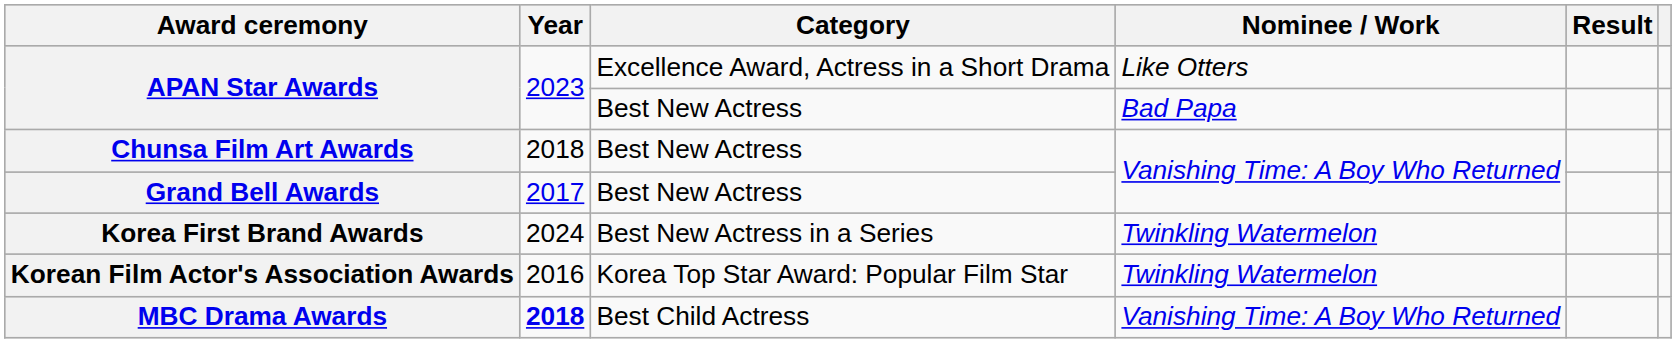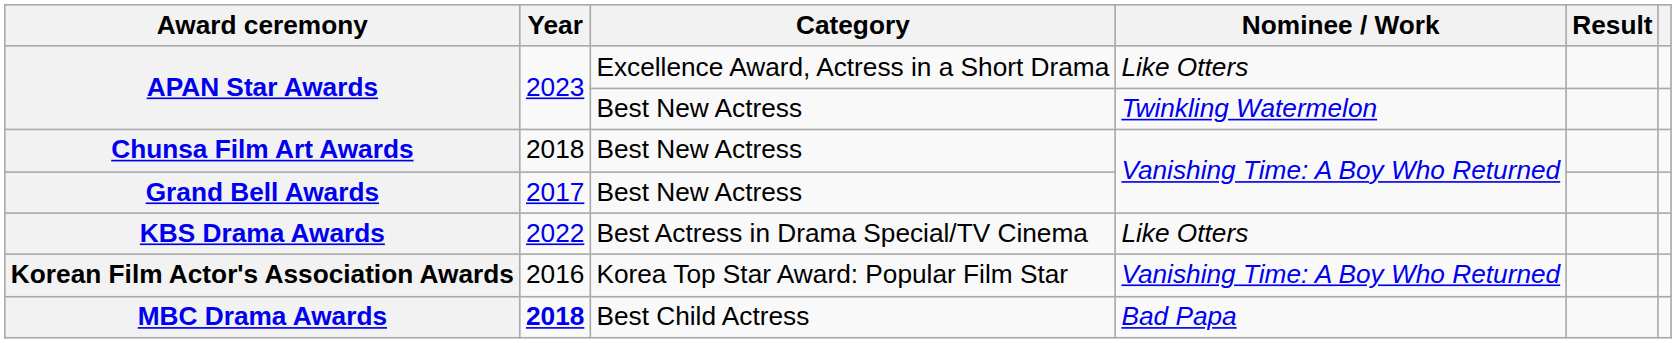(1179, 108) Bad Papa -> (1249, 108) Twinkling Watermelon
+ row: (262, 233)
- row: (262, 233)
(1249, 274) Twinkling Watermelon -> (1341, 274) Vanishing Time: A Boy Who Returned
(1341, 316) Vanishing Time: A Boy Who Returned -> (1179, 316) Bad Papa
